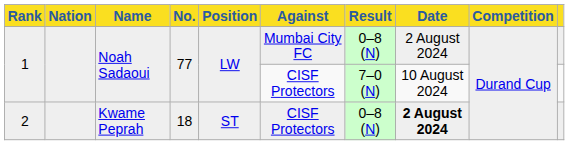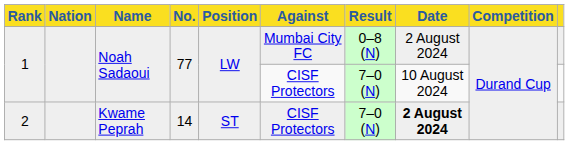(184, 121) 18 -> (184, 121) 14
(370, 121) 0–8 (N) -> (370, 121) 7–0 (N)
